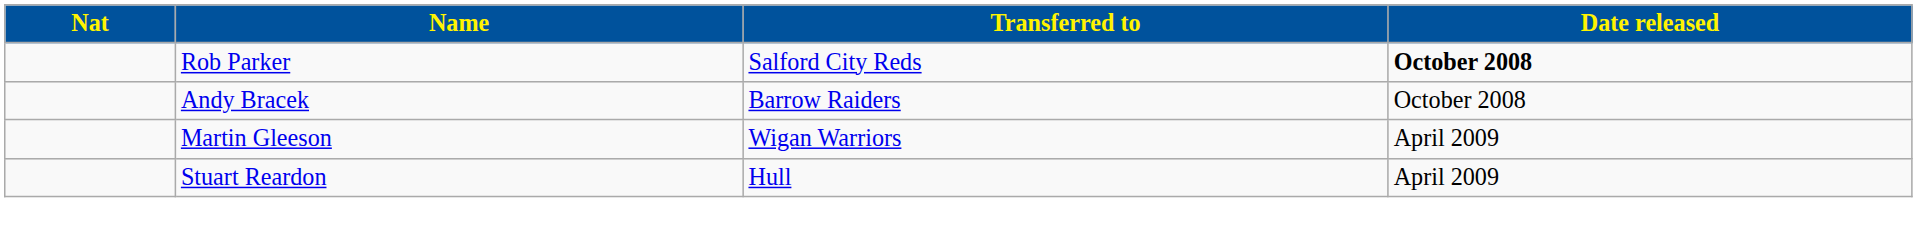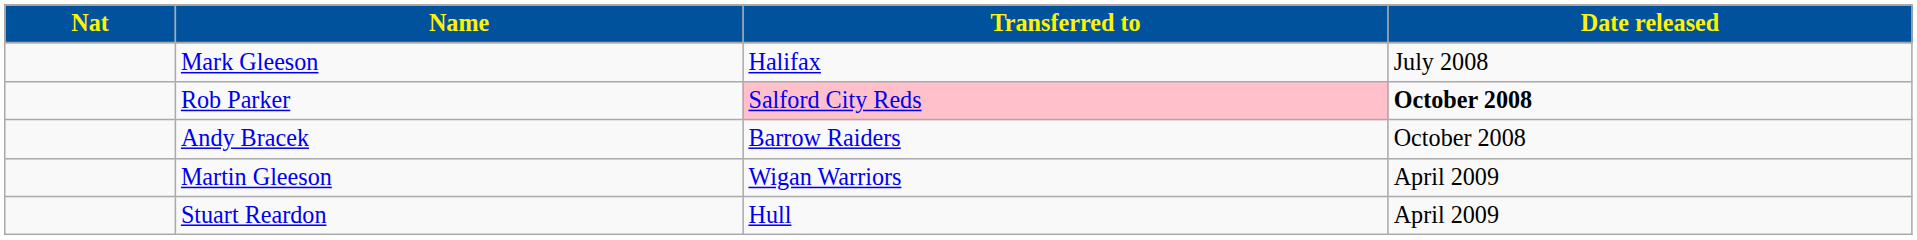+ row: (250, 61)
(835, 61) no background -> (835, 100) pink background
